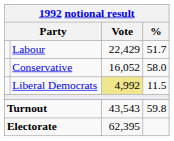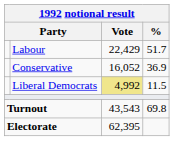(157, 67) 58.0 -> (157, 67) 36.9
(157, 108) 59.8 -> (157, 108) 69.8
